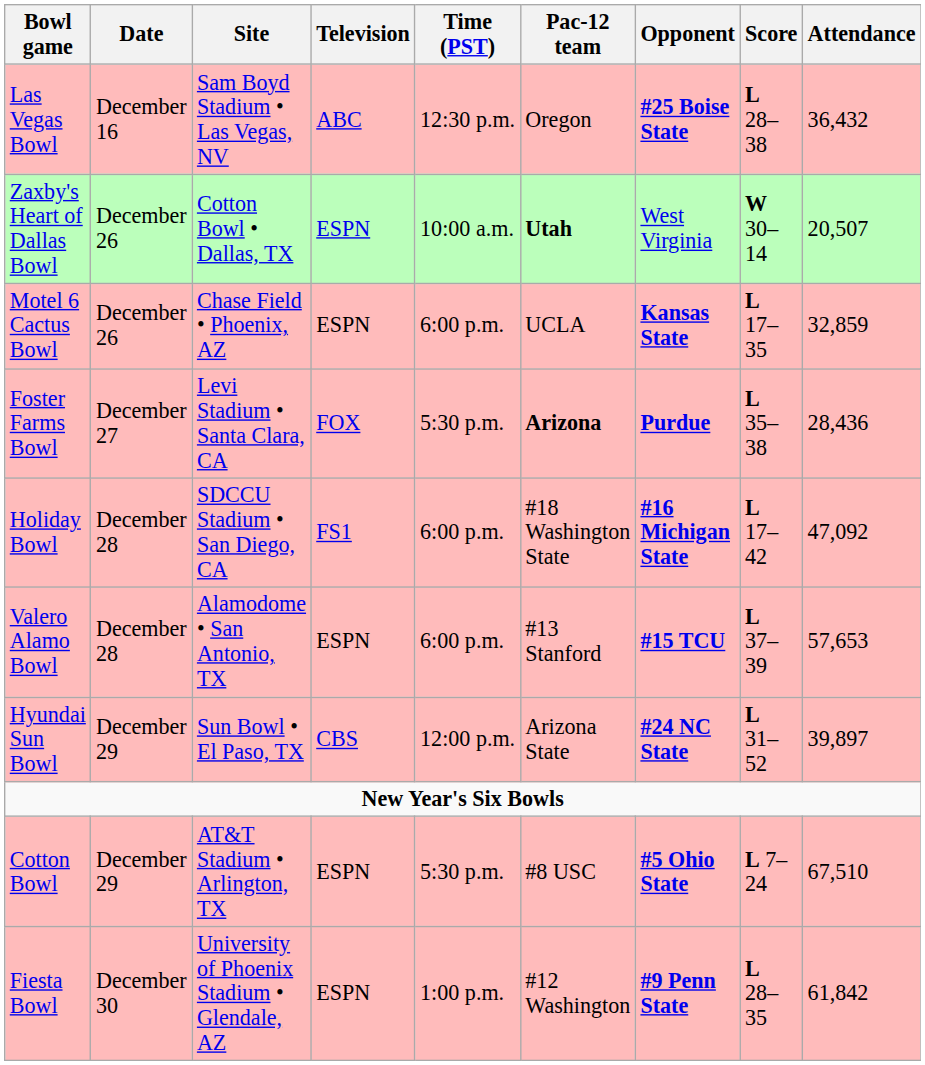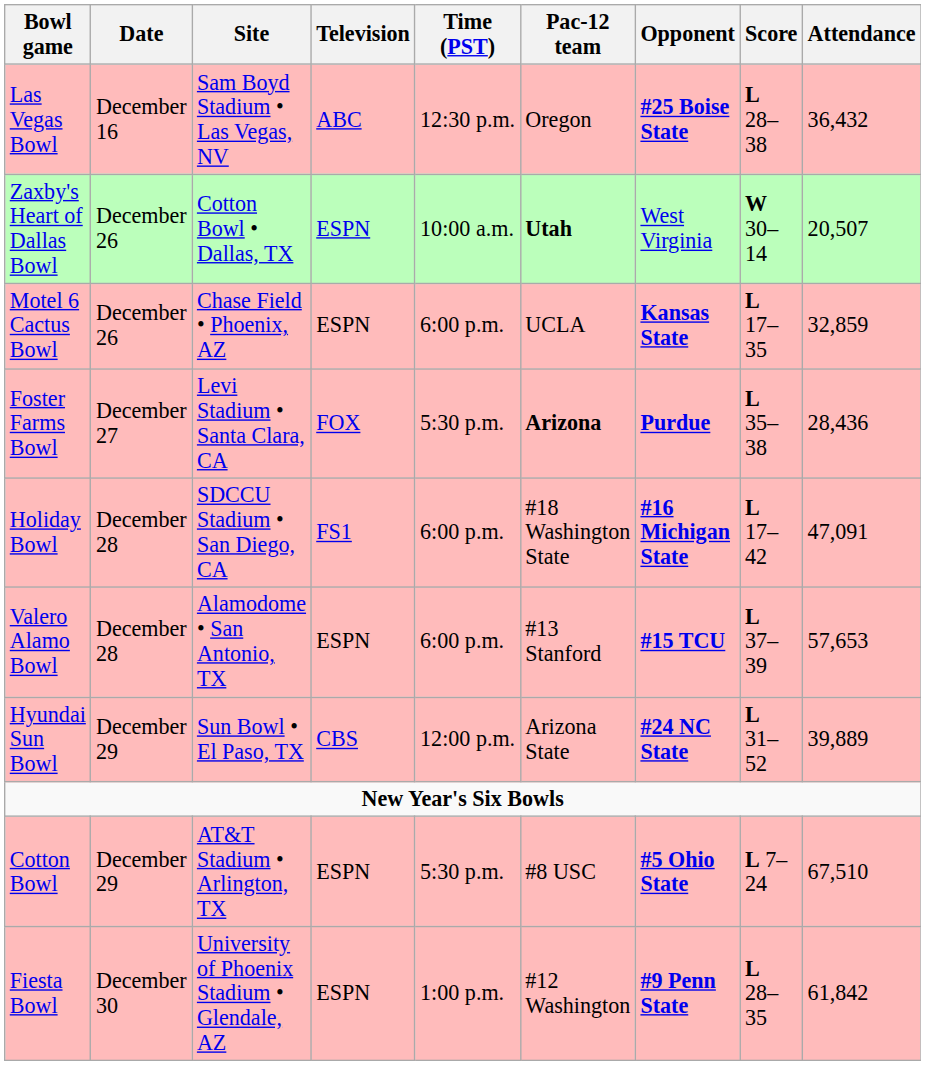(838, 532) 47,092 -> (838, 532) 47,091
(838, 739) 39,897 -> (838, 739) 39,889
